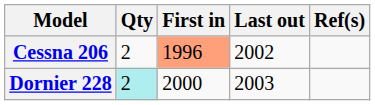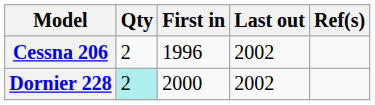(182, 52) lightsalmon background -> (182, 52) no background
(254, 83) 2003 -> (254, 83) 2002
